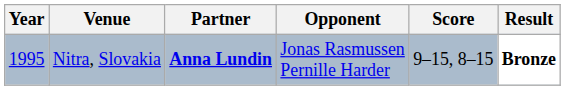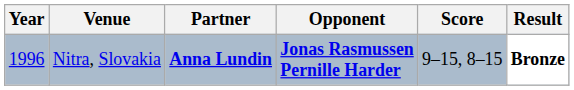(27, 59) 1995 -> (27, 59) 1996
(343, 59) normal -> (347, 59) bold
